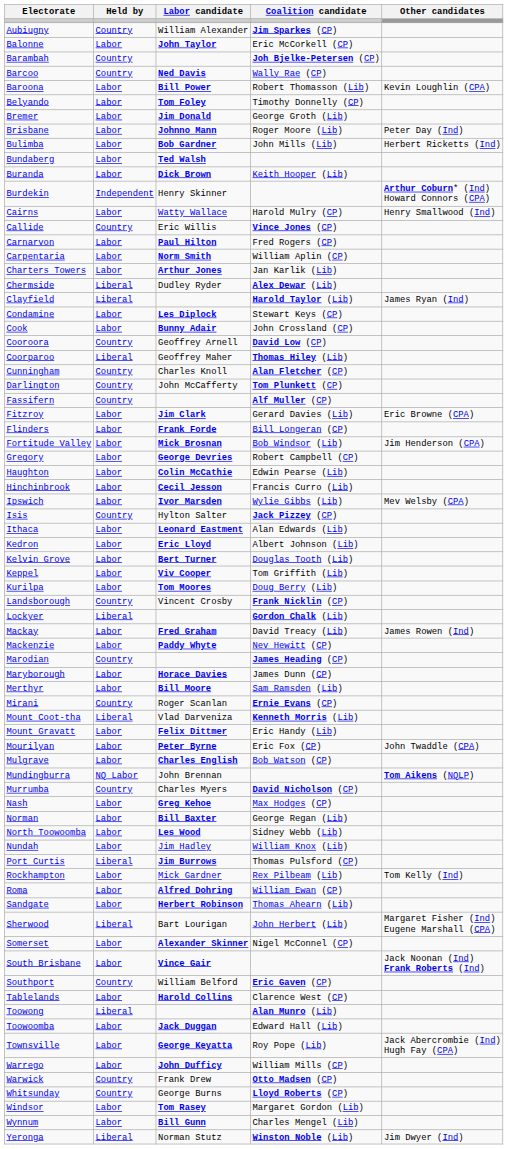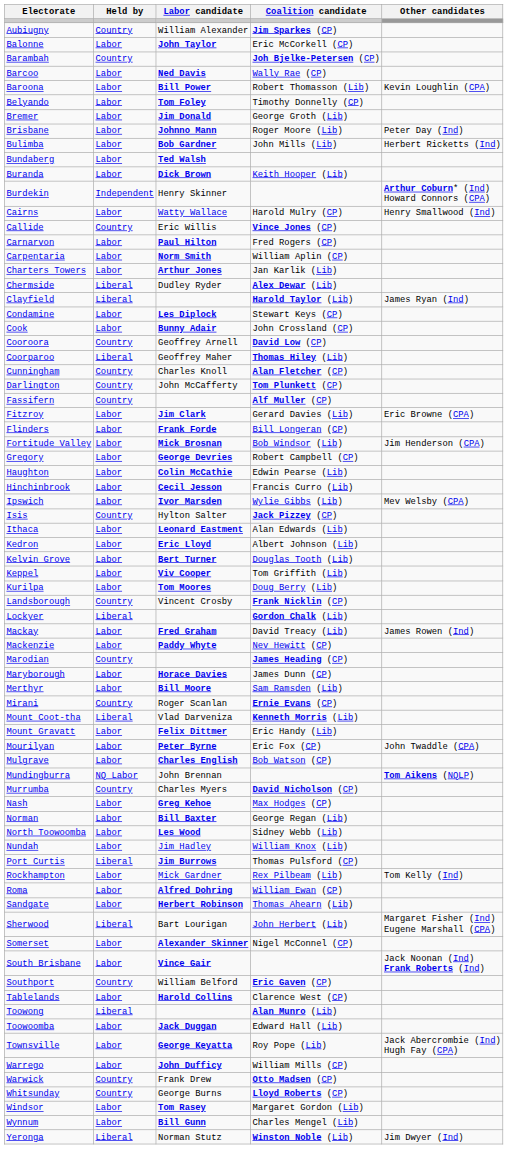(114, 73) Country -> (109, 73) Labor
